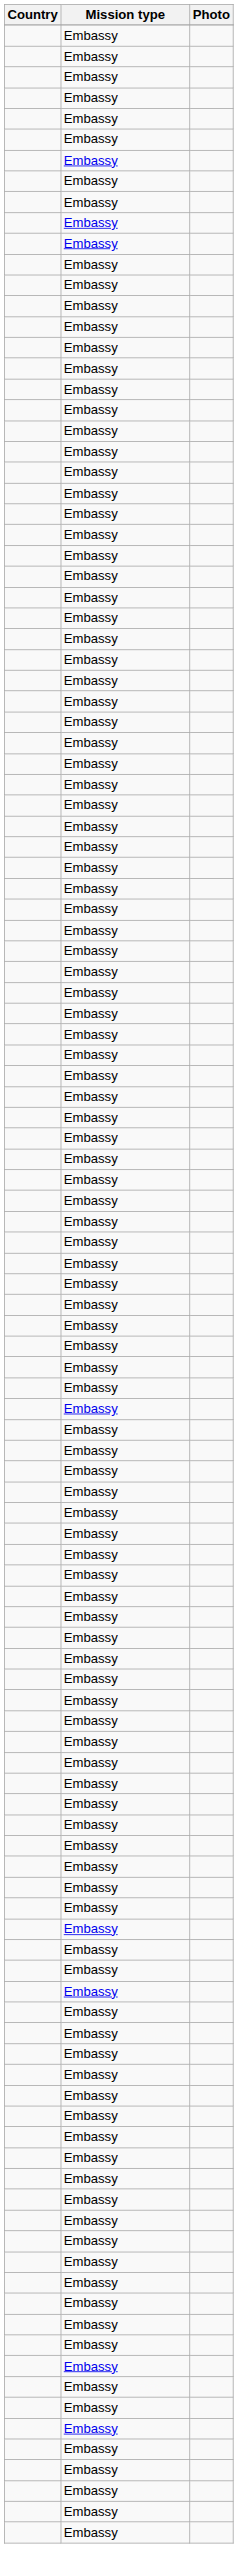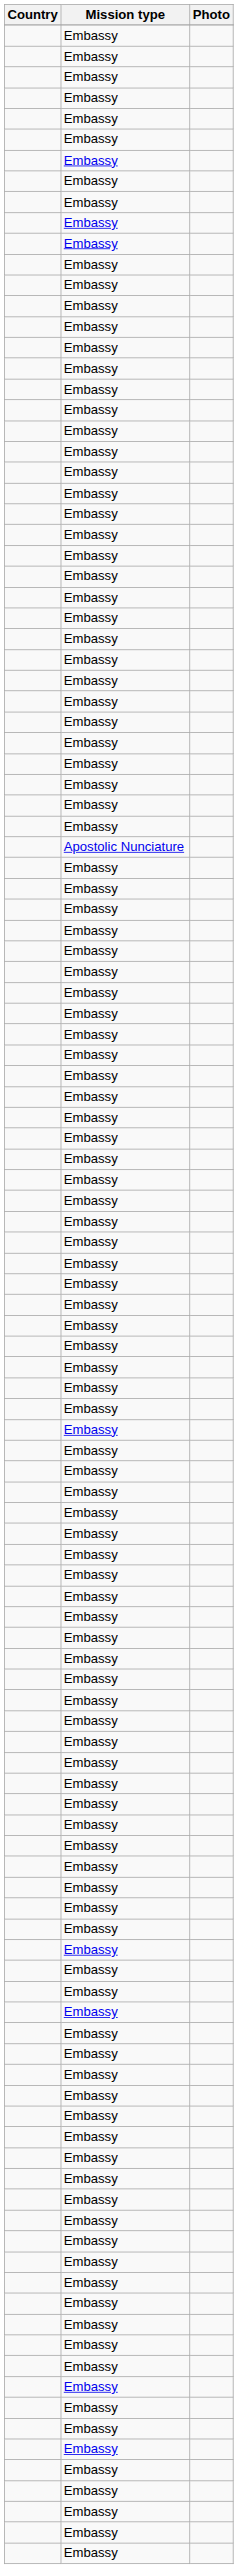+ row: (33, 847)
